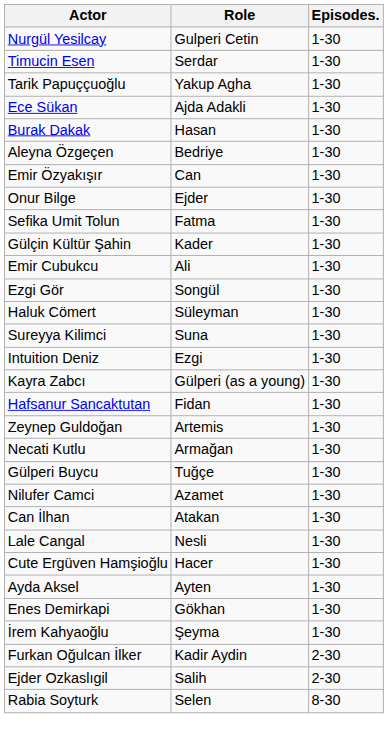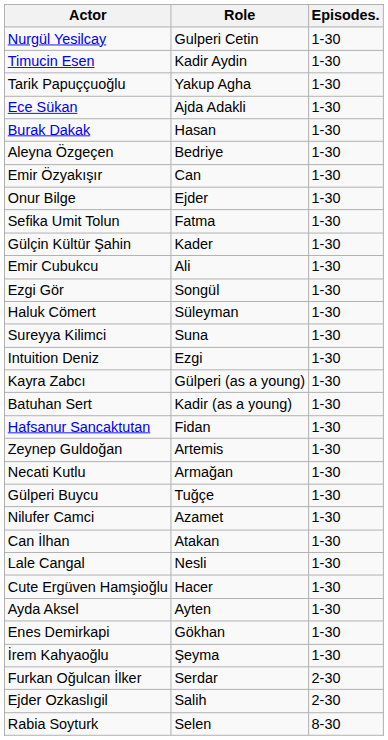(196, 61) Serdar -> (211, 61) Kadir Aydin
+ row: (50, 404)
(211, 655) Kadir Aydin -> (196, 678) Serdar
